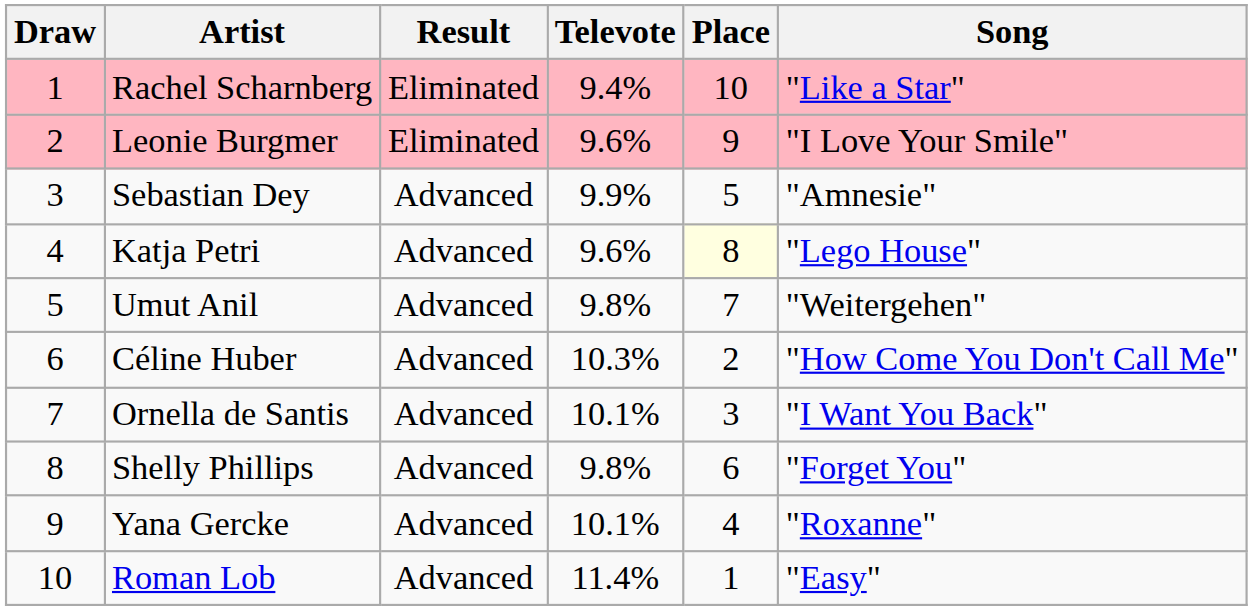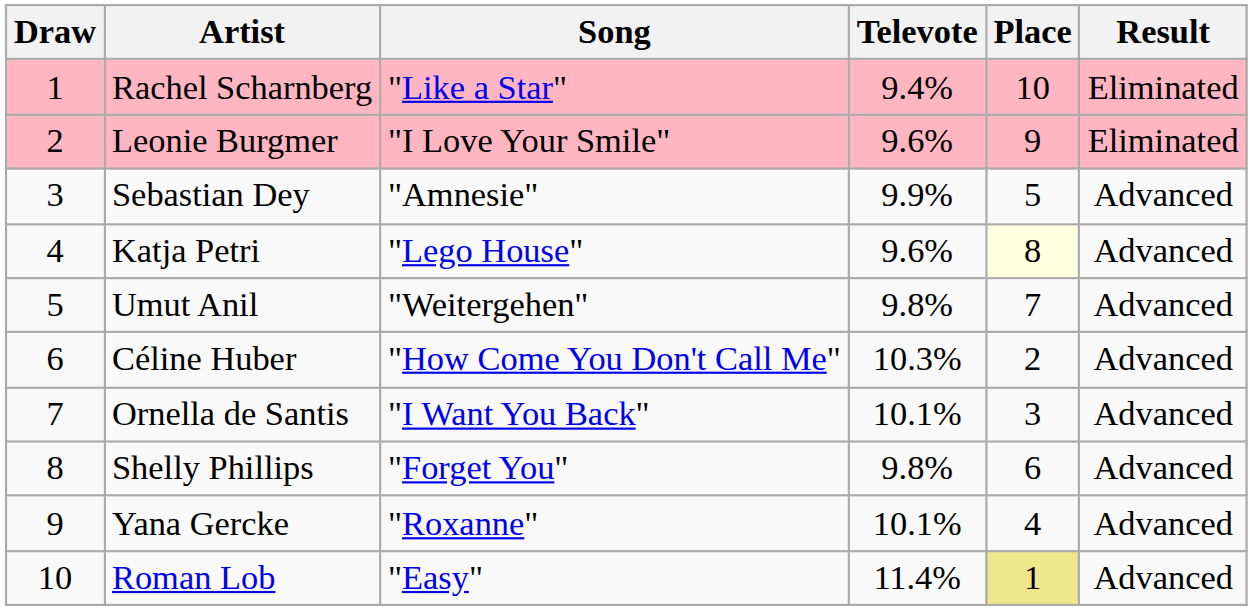columns swapped: (1012, 31) <-> (463, 31)
(731, 577) no background -> (1033, 577) khaki background
